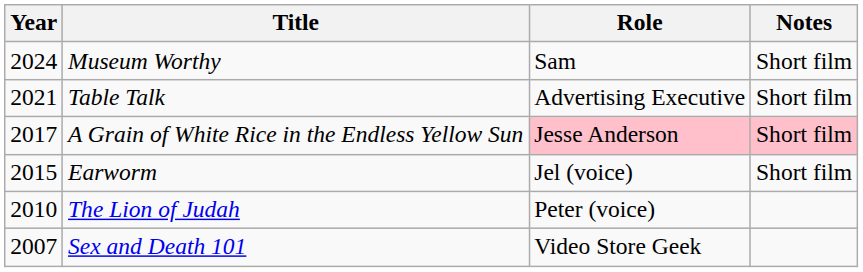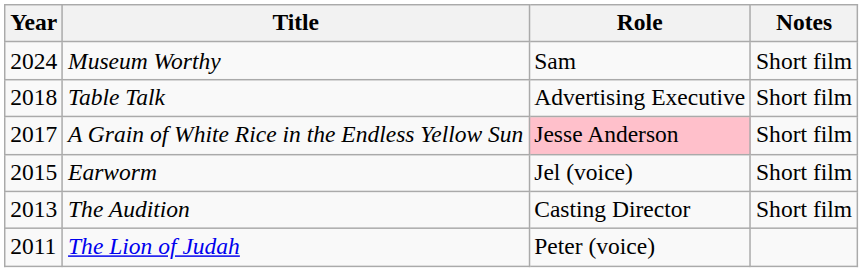(34, 97) 2021 -> (34, 97) 2018
(804, 135) pink background -> (804, 135) no background
+ row: (129, 209)
(34, 209) 2010 -> (33, 246) 2011
- row: (157, 246)
